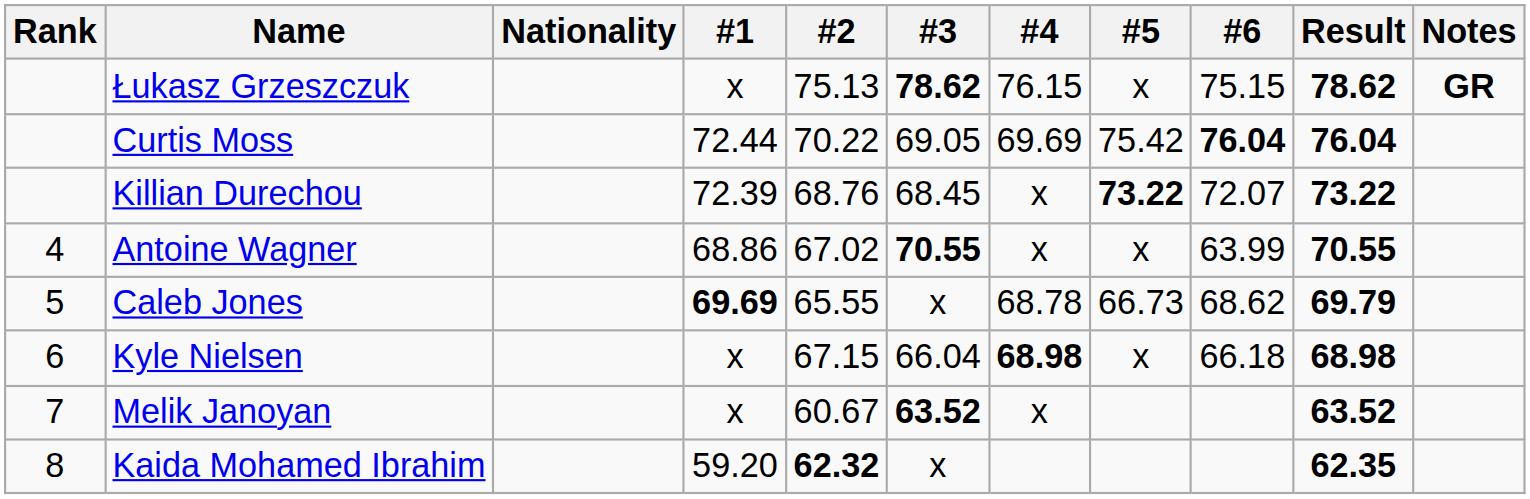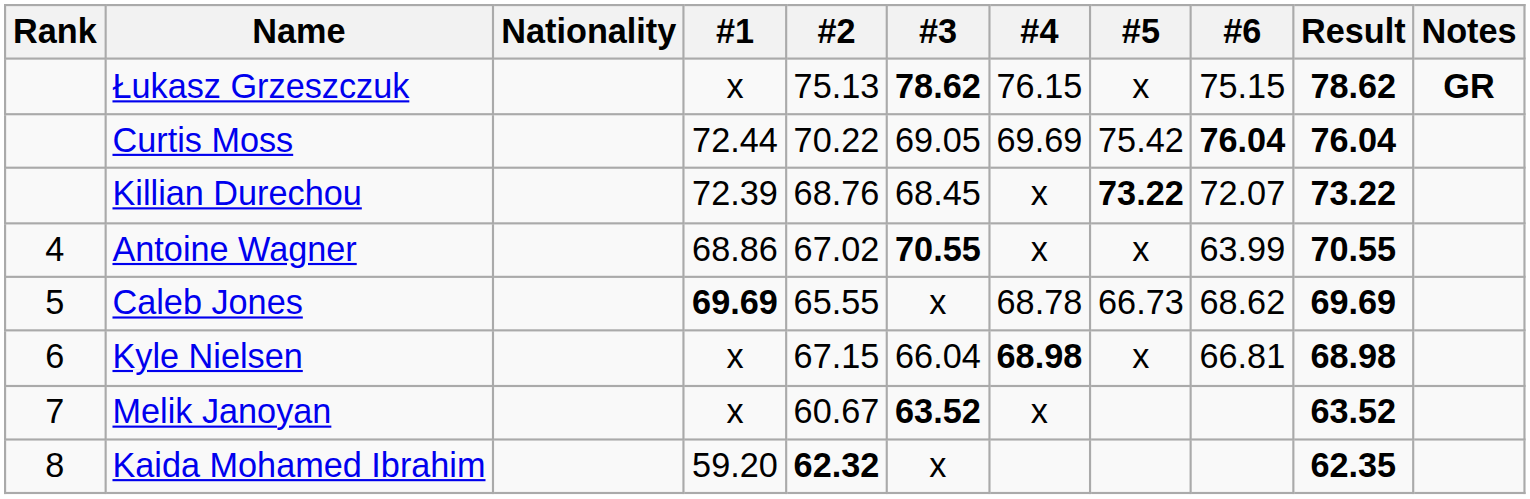(1353, 303) 69.79 -> (1353, 303) 69.69
(1242, 357) 66.18 -> (1242, 357) 66.81
